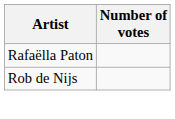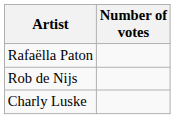+ row: (47, 101)
